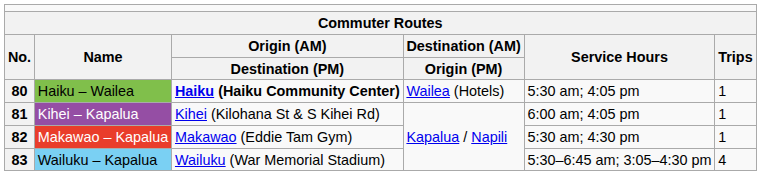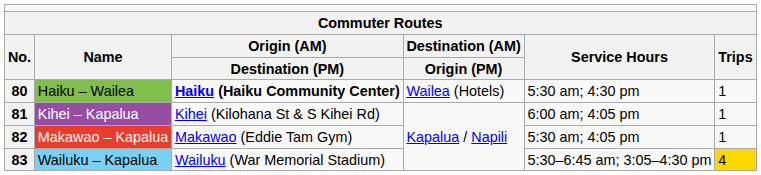(584, 91) 5:30 am; 4:05 pm -> (584, 91) 5:30 am; 4:30 pm
(584, 137) 5:30 am; 4:30 pm -> (584, 137) 5:30 am; 4:05 pm
(722, 160) no background -> (722, 160) gold background
